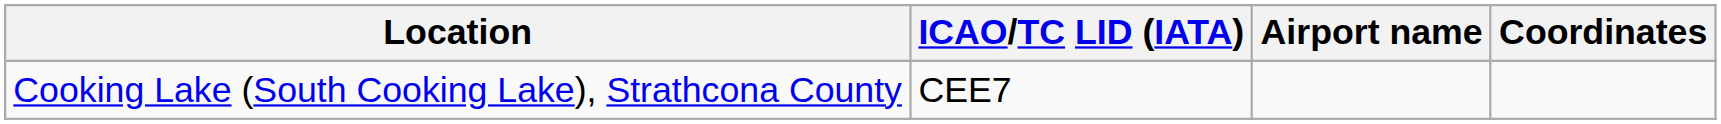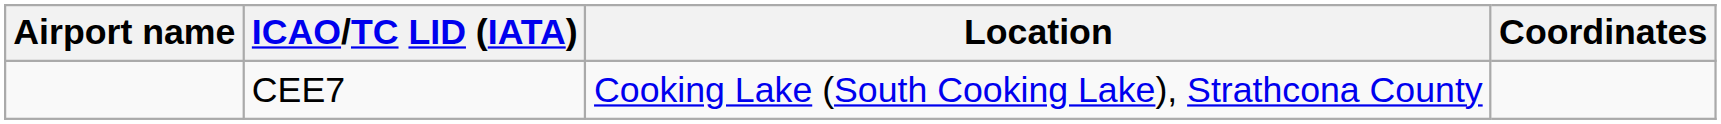columns swapped: (1372, 32) <-> (458, 32)
